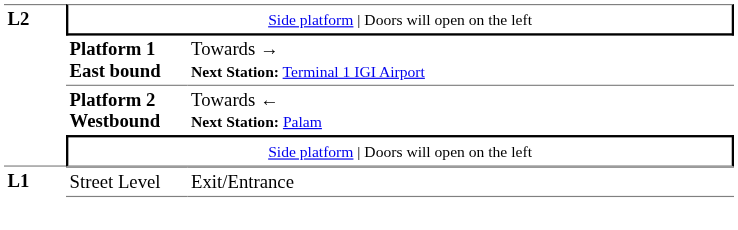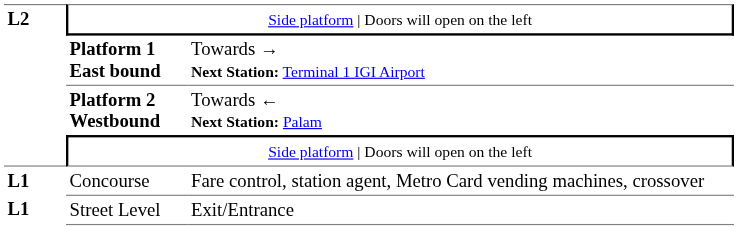+ row: (110, 180)
